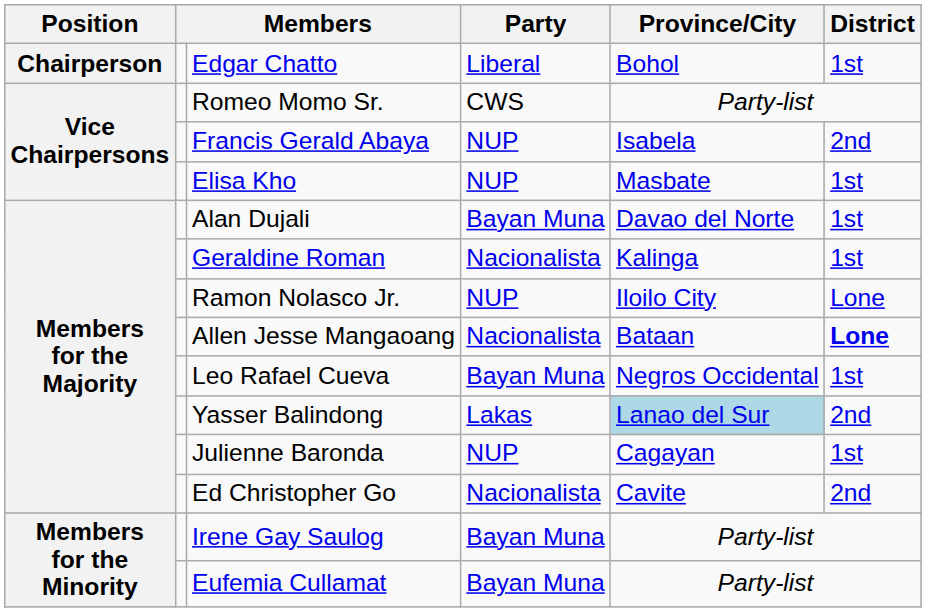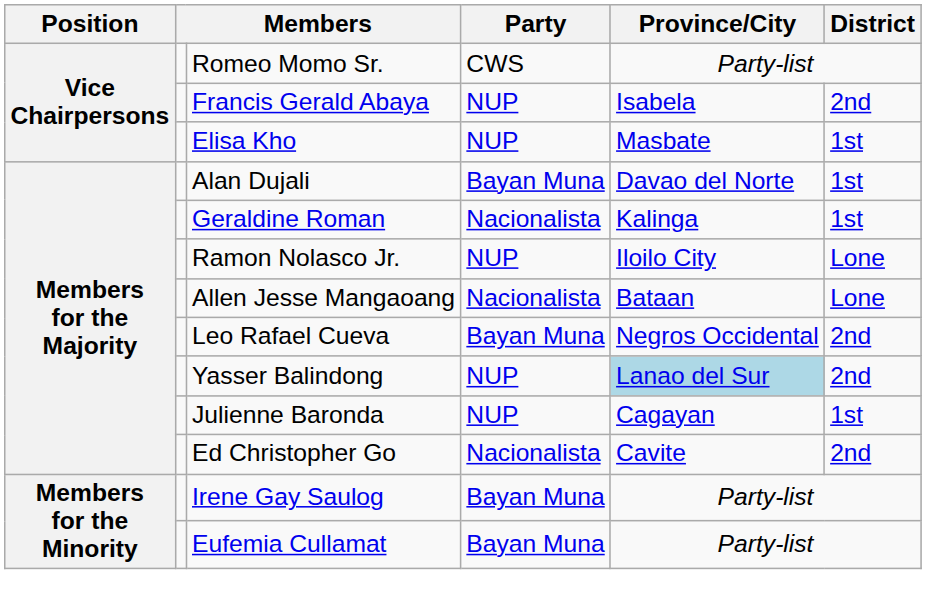- row: (265, 63)
(860, 336) bold -> (858, 297) normal
(847, 375) 1st -> (851, 336) 2nd
(499, 414) Lakas -> (492, 375) NUP
